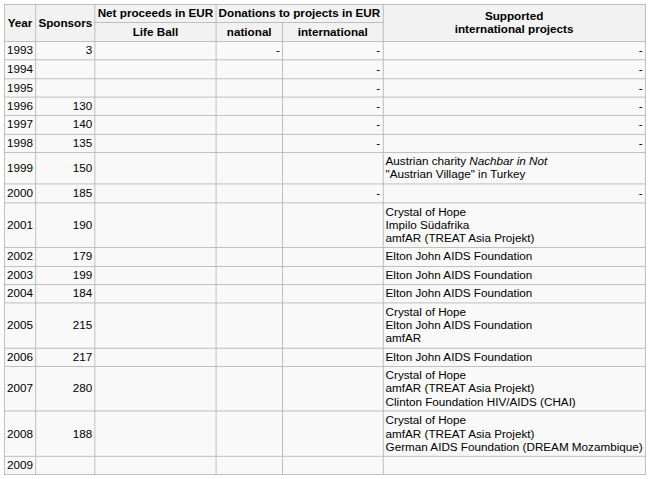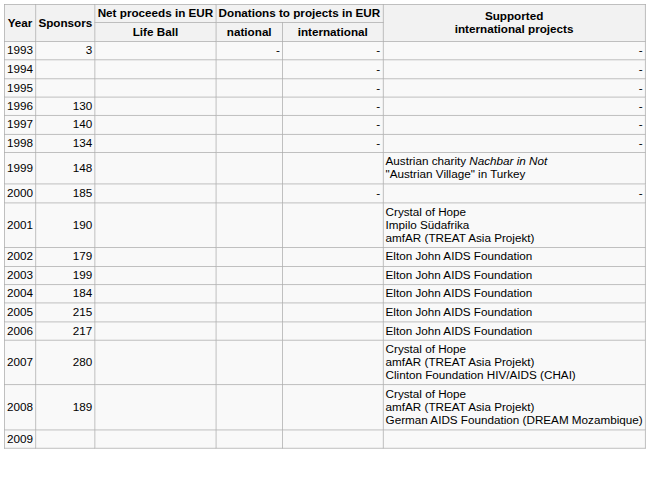(83, 143) 135 -> (83, 143) 134
(83, 168) 150 -> (83, 168) 148
(459, 325) Crystal of Hope Elton John AIDS Foundation amfAR -> (459, 312) Elton John AIDS Foundation
(83, 433) 188 -> (83, 407) 189
